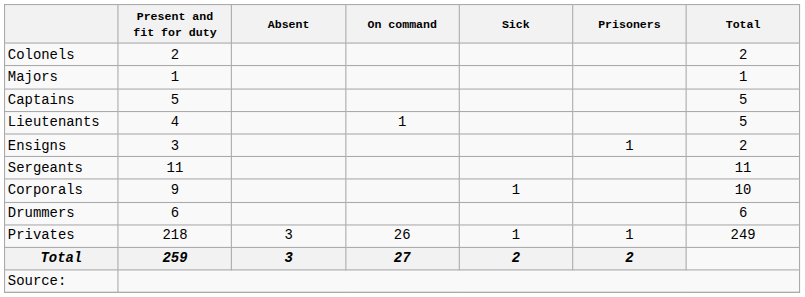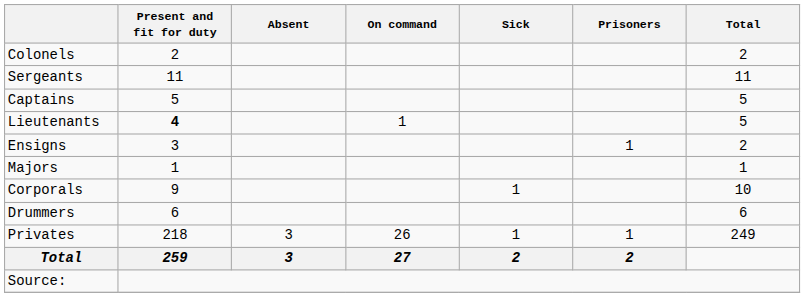rows swapped: (33, 77) <-> (45, 168)
(175, 123) normal -> (175, 123) bold
